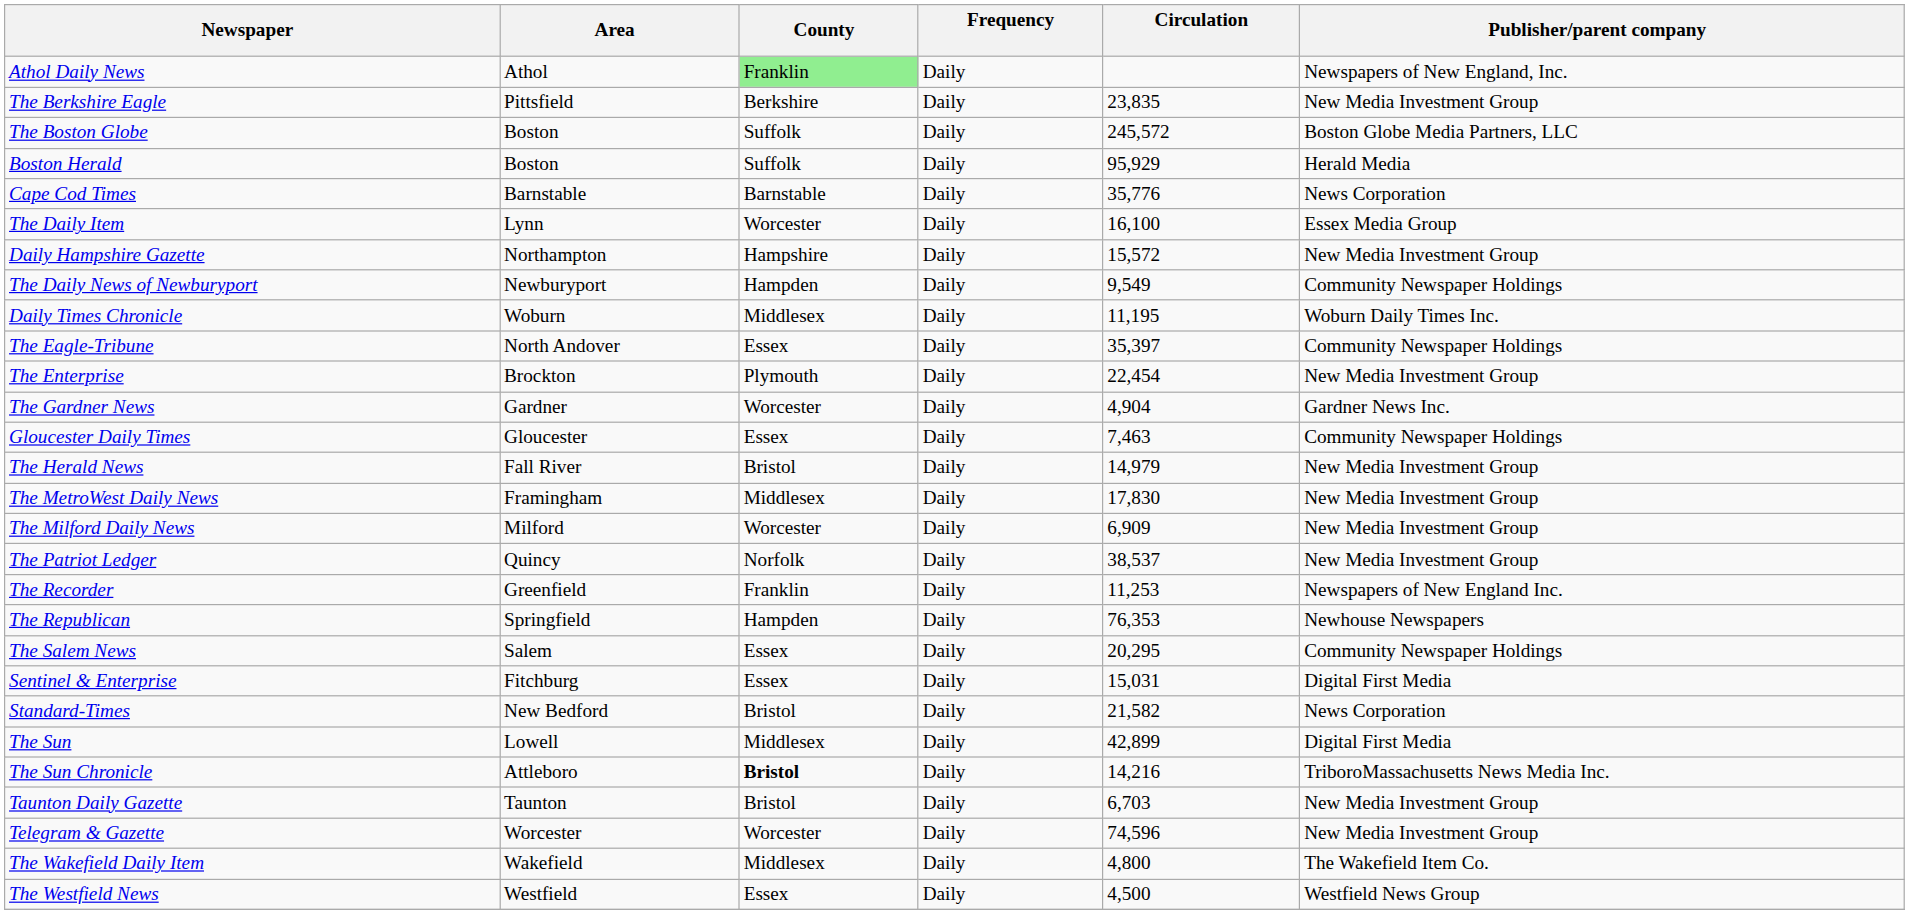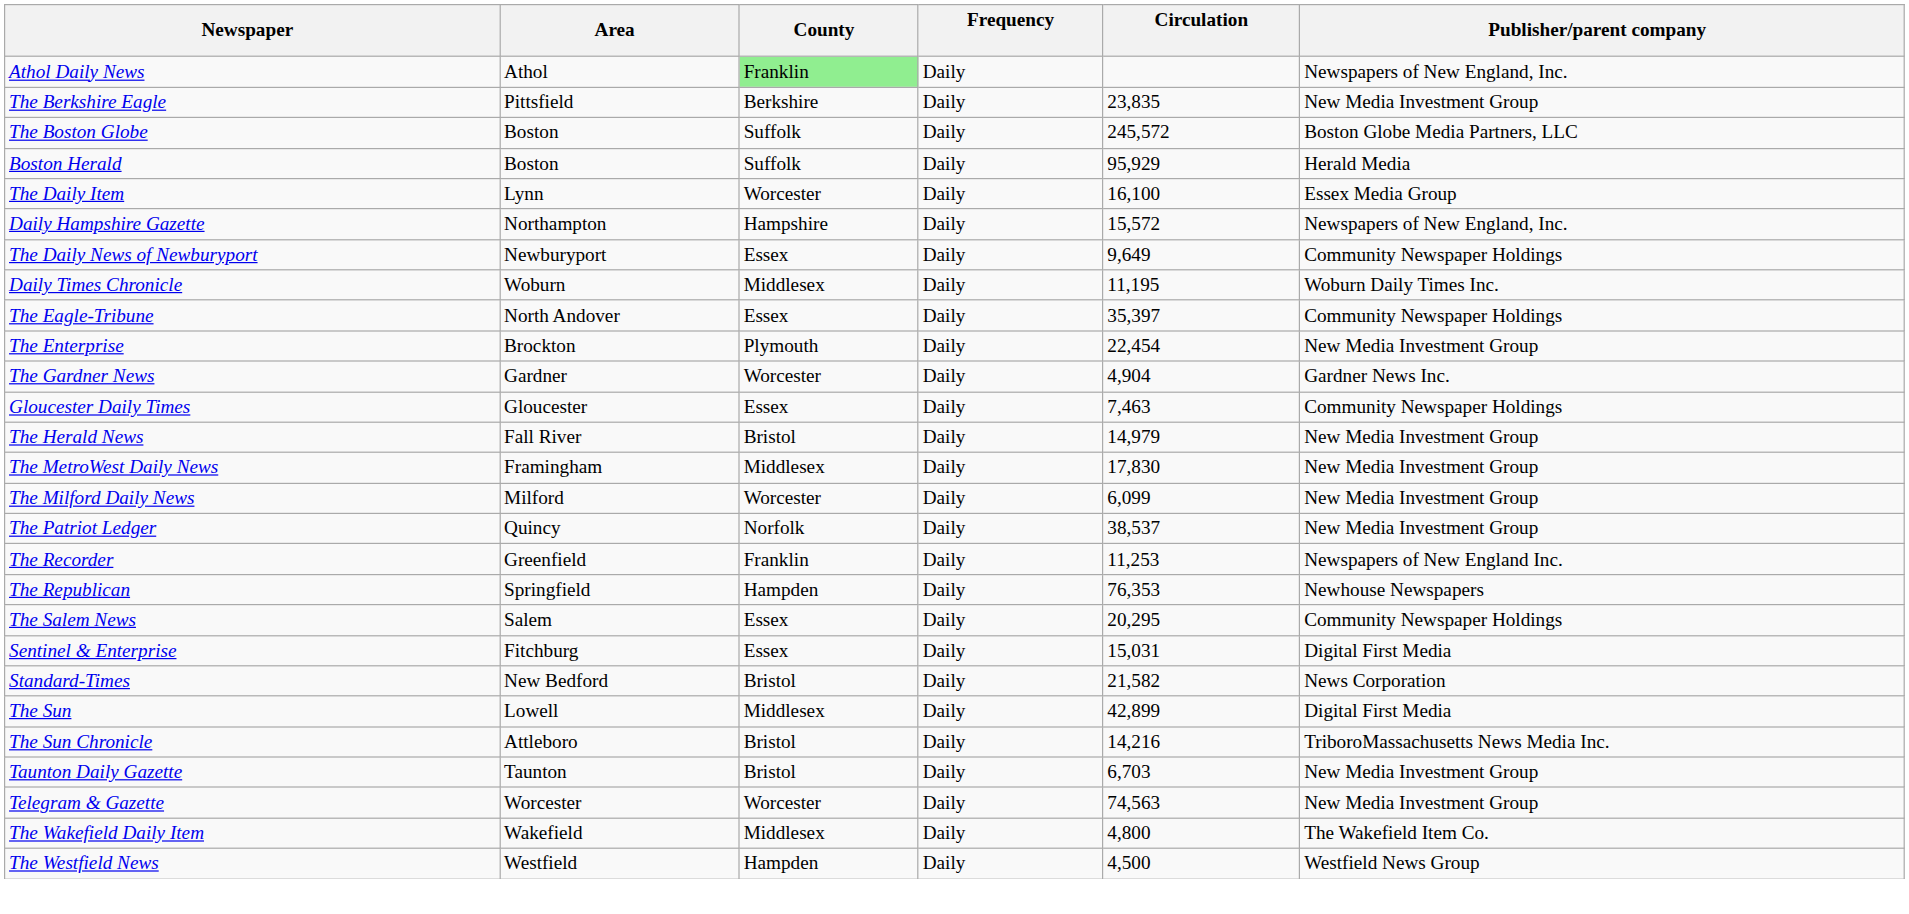- row: (73, 193)
(1421, 254) New Media Investment Group -> (1436, 224) Newspapers of New England, Inc.
(781, 284) Hampden -> (766, 254) Essex
(1129, 284) 9,549 -> (1129, 254) 9,649
(1129, 528) 6,909 -> (1129, 498) 6,099
(771, 772) bold -> (770, 741) normal
(1134, 833) 74,596 -> (1134, 802) 74,563
(766, 893) Essex -> (781, 863) Hampden
